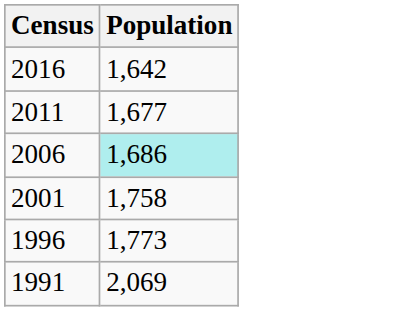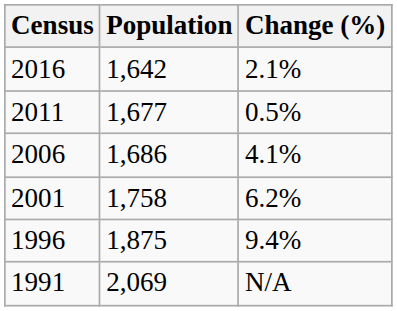+ column: (315, 25)
(137, 154) paleturquoise background -> (137, 154) no background
(137, 240) 1,773 -> (137, 240) 1,875
